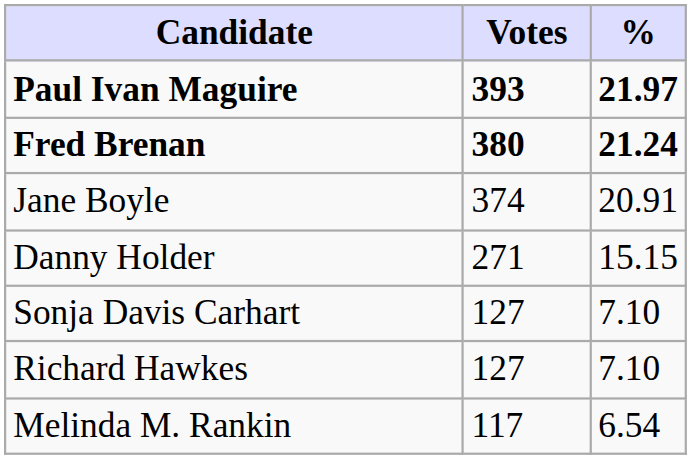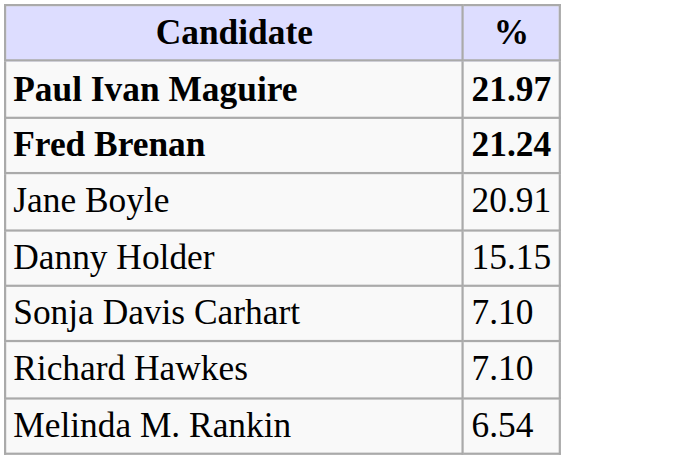- column: (527, 32)
